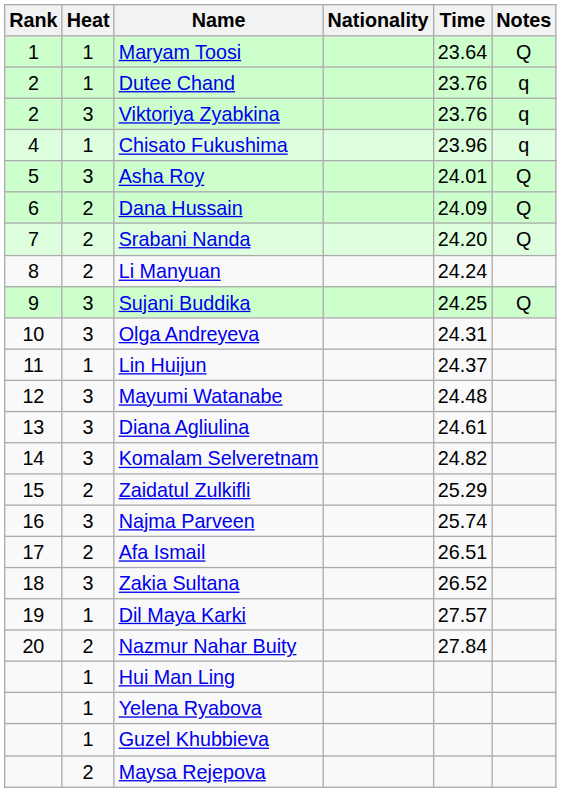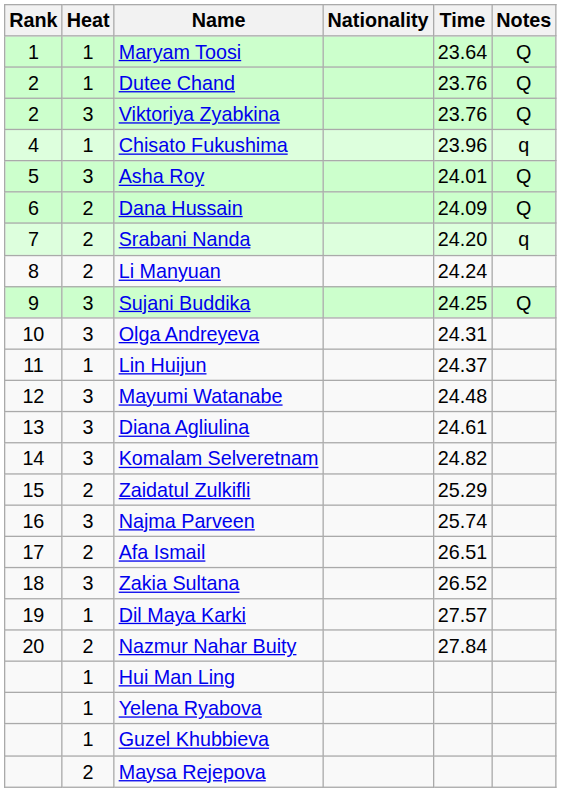(524, 83) q -> (524, 83) Q
(524, 114) q -> (524, 114) Q
(524, 239) Q -> (524, 239) q
